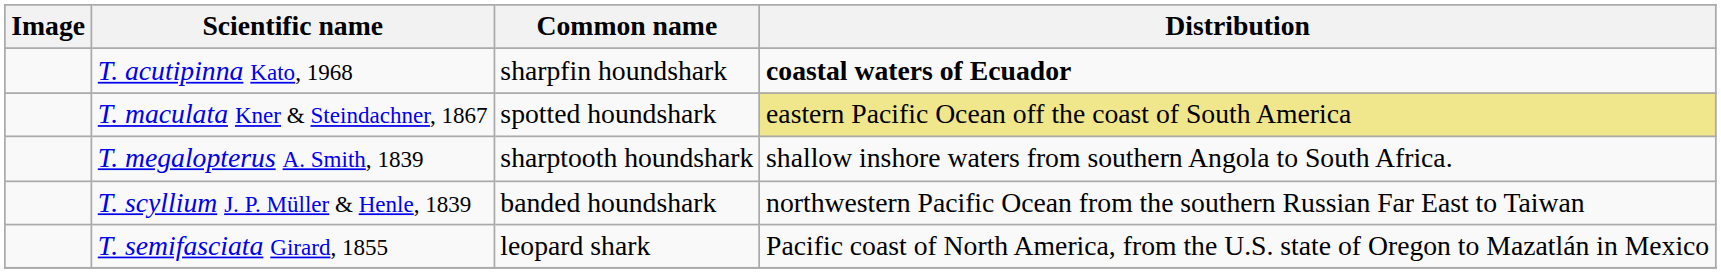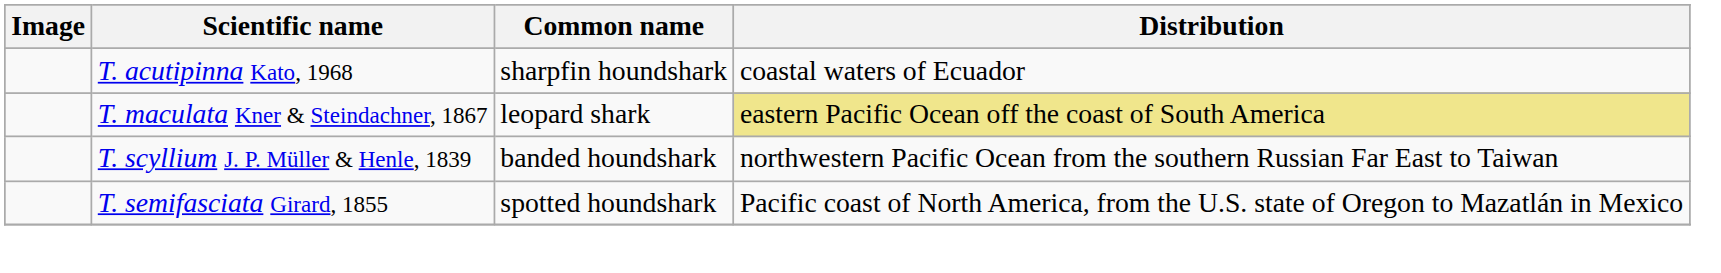(919, 70) bold -> (882, 70) normal
(608, 114) spotted houndshark -> (575, 114) leopard shark
- row: (261, 158)
(575, 245) leopard shark -> (608, 202) spotted houndshark
